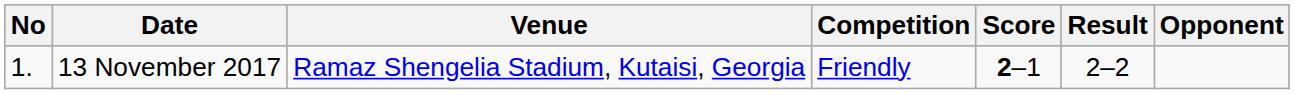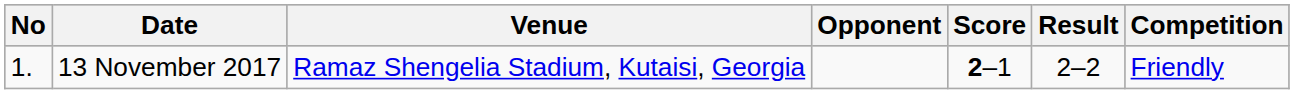columns swapped: (1222, 25) <-> (894, 25)
